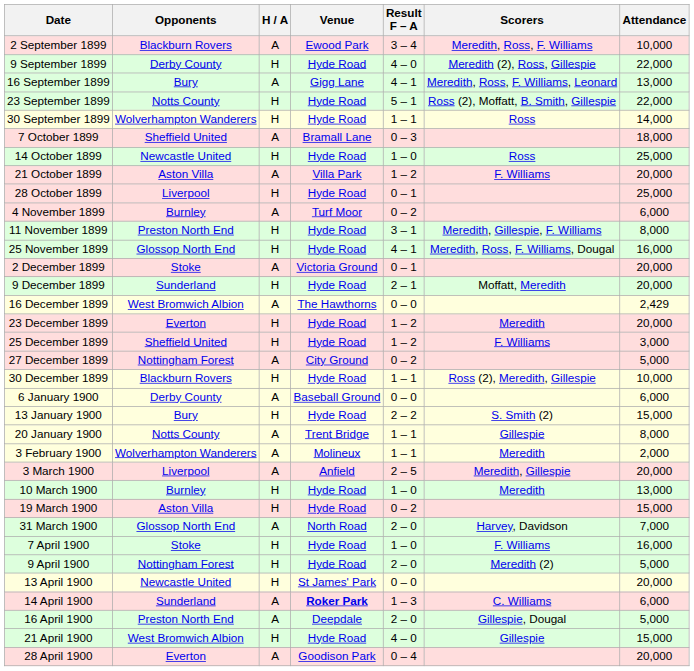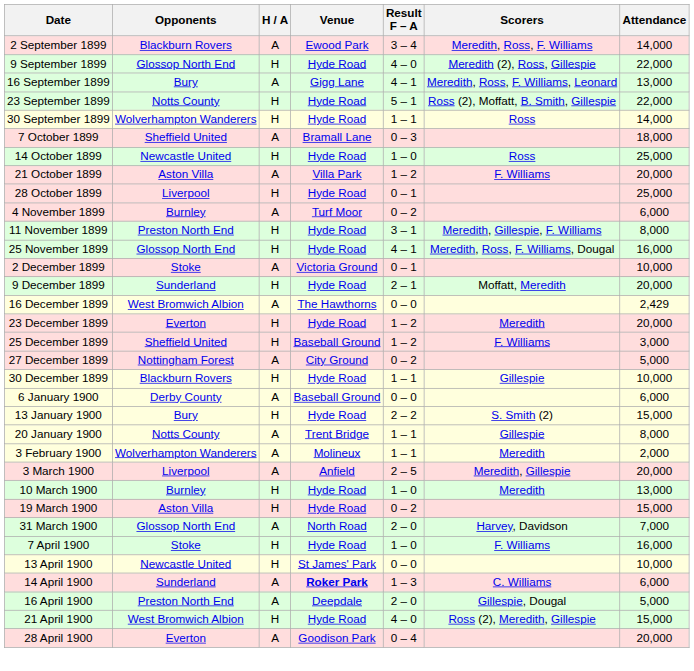(654, 45) 10,000 -> (654, 45) 14,000
(186, 63) Derby County -> (186, 63) Glossop North End
(654, 267) 20,000 -> (654, 267) 10,000
(337, 341) Hyde Road -> (337, 341) Baseball Ground
(522, 378) Ross (2), Meredith, Gillespie -> (522, 378) Gillespie
- row: (58, 564)
(654, 582) 20,000 -> (654, 564) 10,000
(522, 638) Gillespie -> (522, 619) Ross (2), Meredith, Gillespie
